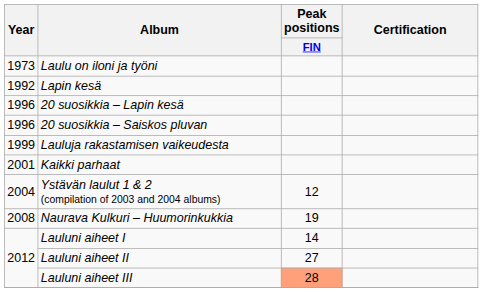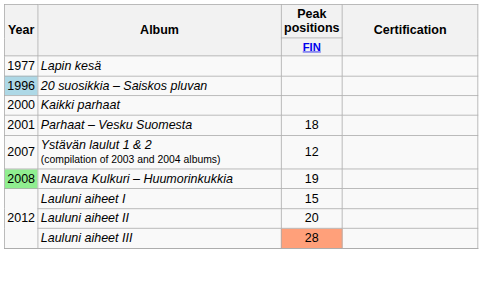- row: (99, 65)
(21, 85) 1992 -> (21, 65) 1977
- row: (112, 105)
(21, 125) no background -> (21, 85) lightblue background
- row: (135, 145)
(21, 164) 2001 -> (21, 105) 2000
+ row: (117, 125)
(21, 191) 2004 -> (21, 152) 2007
(21, 218) no background -> (21, 178) lightgreen background
(312, 238) 14 -> (312, 198) 15
(312, 258) 27 -> (312, 218) 20
